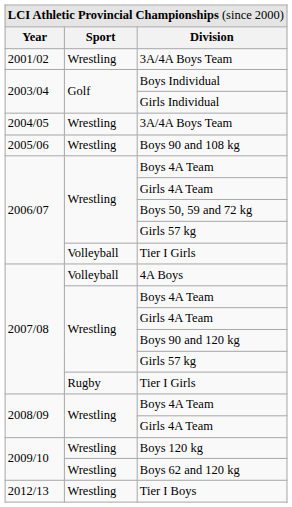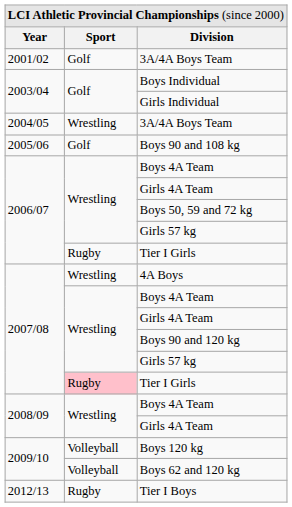(92, 59) Wrestling -> (79, 59) Golf
(92, 145) Wrestling -> (79, 145) Golf
(93, 253) Volleyball -> (84, 253) Rugby
(93, 275) Volleyball -> (92, 275) Wrestling
(84, 383) no background -> (84, 383) pink background
(92, 448) Wrestling -> (93, 448) Volleyball
(92, 469) Wrestling -> (93, 469) Volleyball
(92, 491) Wrestling -> (84, 491) Rugby
